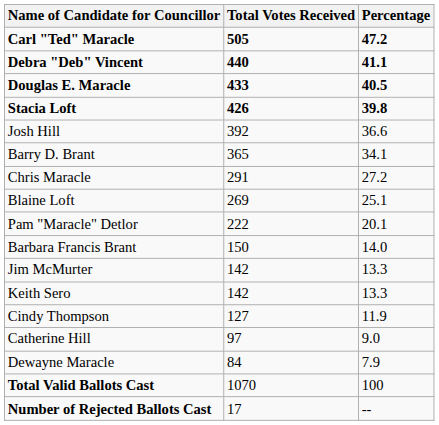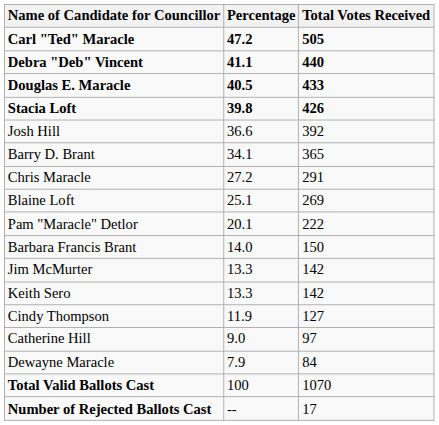columns swapped: (291, 16) <-> (396, 16)
